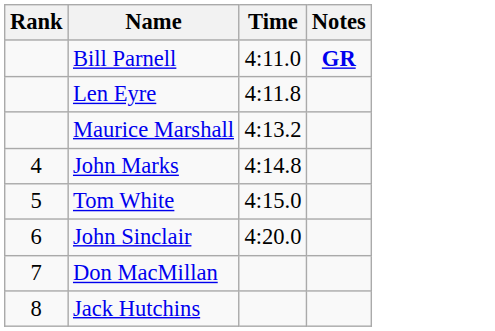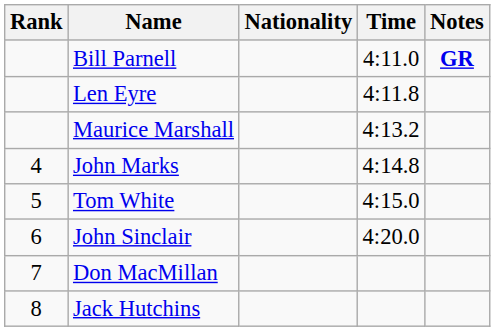+ column: (298, 22)
